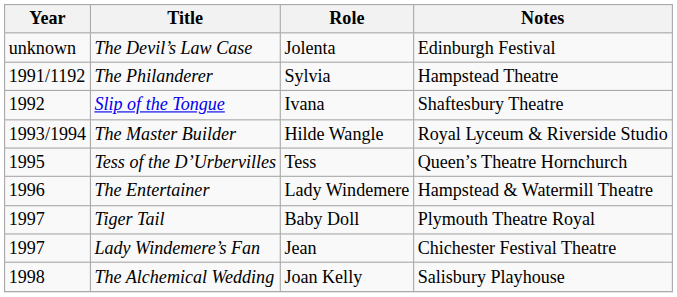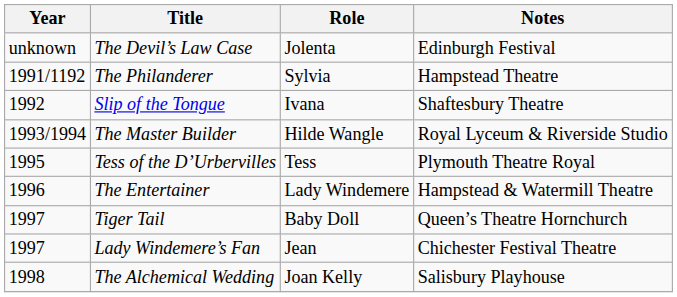(522, 162) Queen’s Theatre Hornchurch -> (506, 162) Plymouth Theatre Royal
(506, 219) Plymouth Theatre Royal -> (522, 219) Queen’s Theatre Hornchurch
